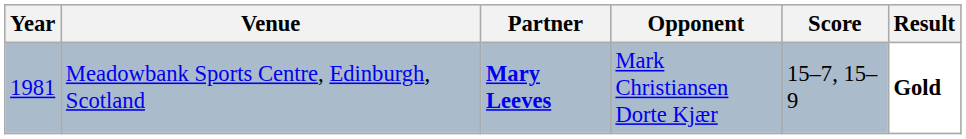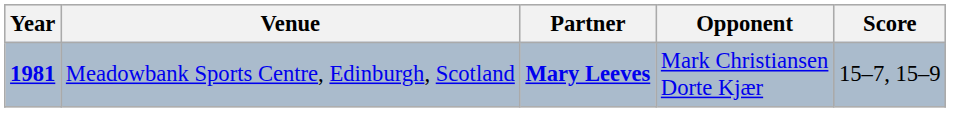- column: (924, 23)
(33, 87) normal -> (33, 74) bold
